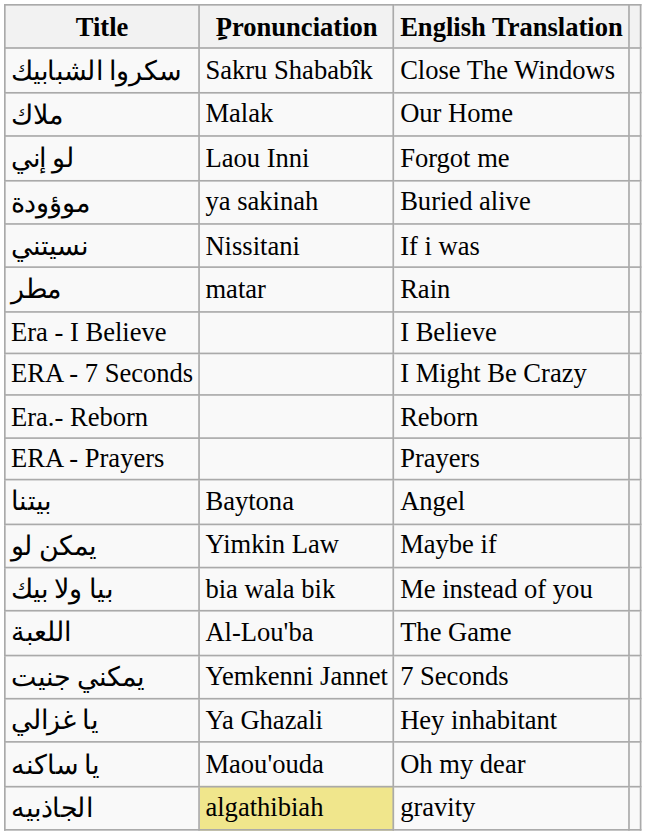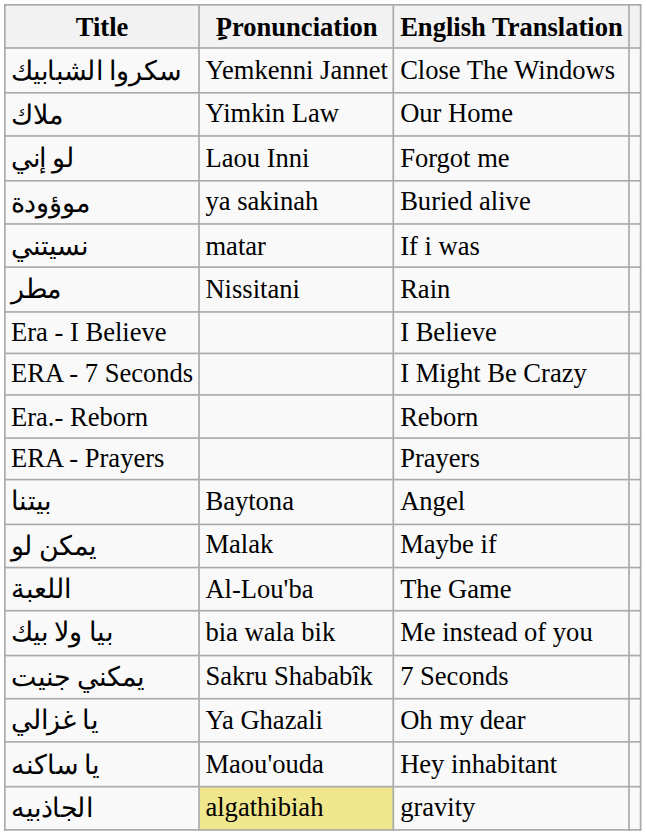(289, 70) Sakru Shababîk -> (297, 70) Yemkenni Jannet
(239, 113) Malak -> (272, 113) Yimkin Law
(253, 245) Nissitani -> (236, 245) matar
(236, 289) matar -> (253, 289) Nissitani
(272, 545) Yimkin Law -> (239, 545) Malak
rows swapped: (41, 633) <-> (62, 589)
(297, 676) Yemkenni Jannet -> (289, 676) Sakru Shababîk
(479, 720) Hey inhabitant -> (463, 720) Oh my dear
(463, 764) Oh my dear -> (479, 764) Hey inhabitant
